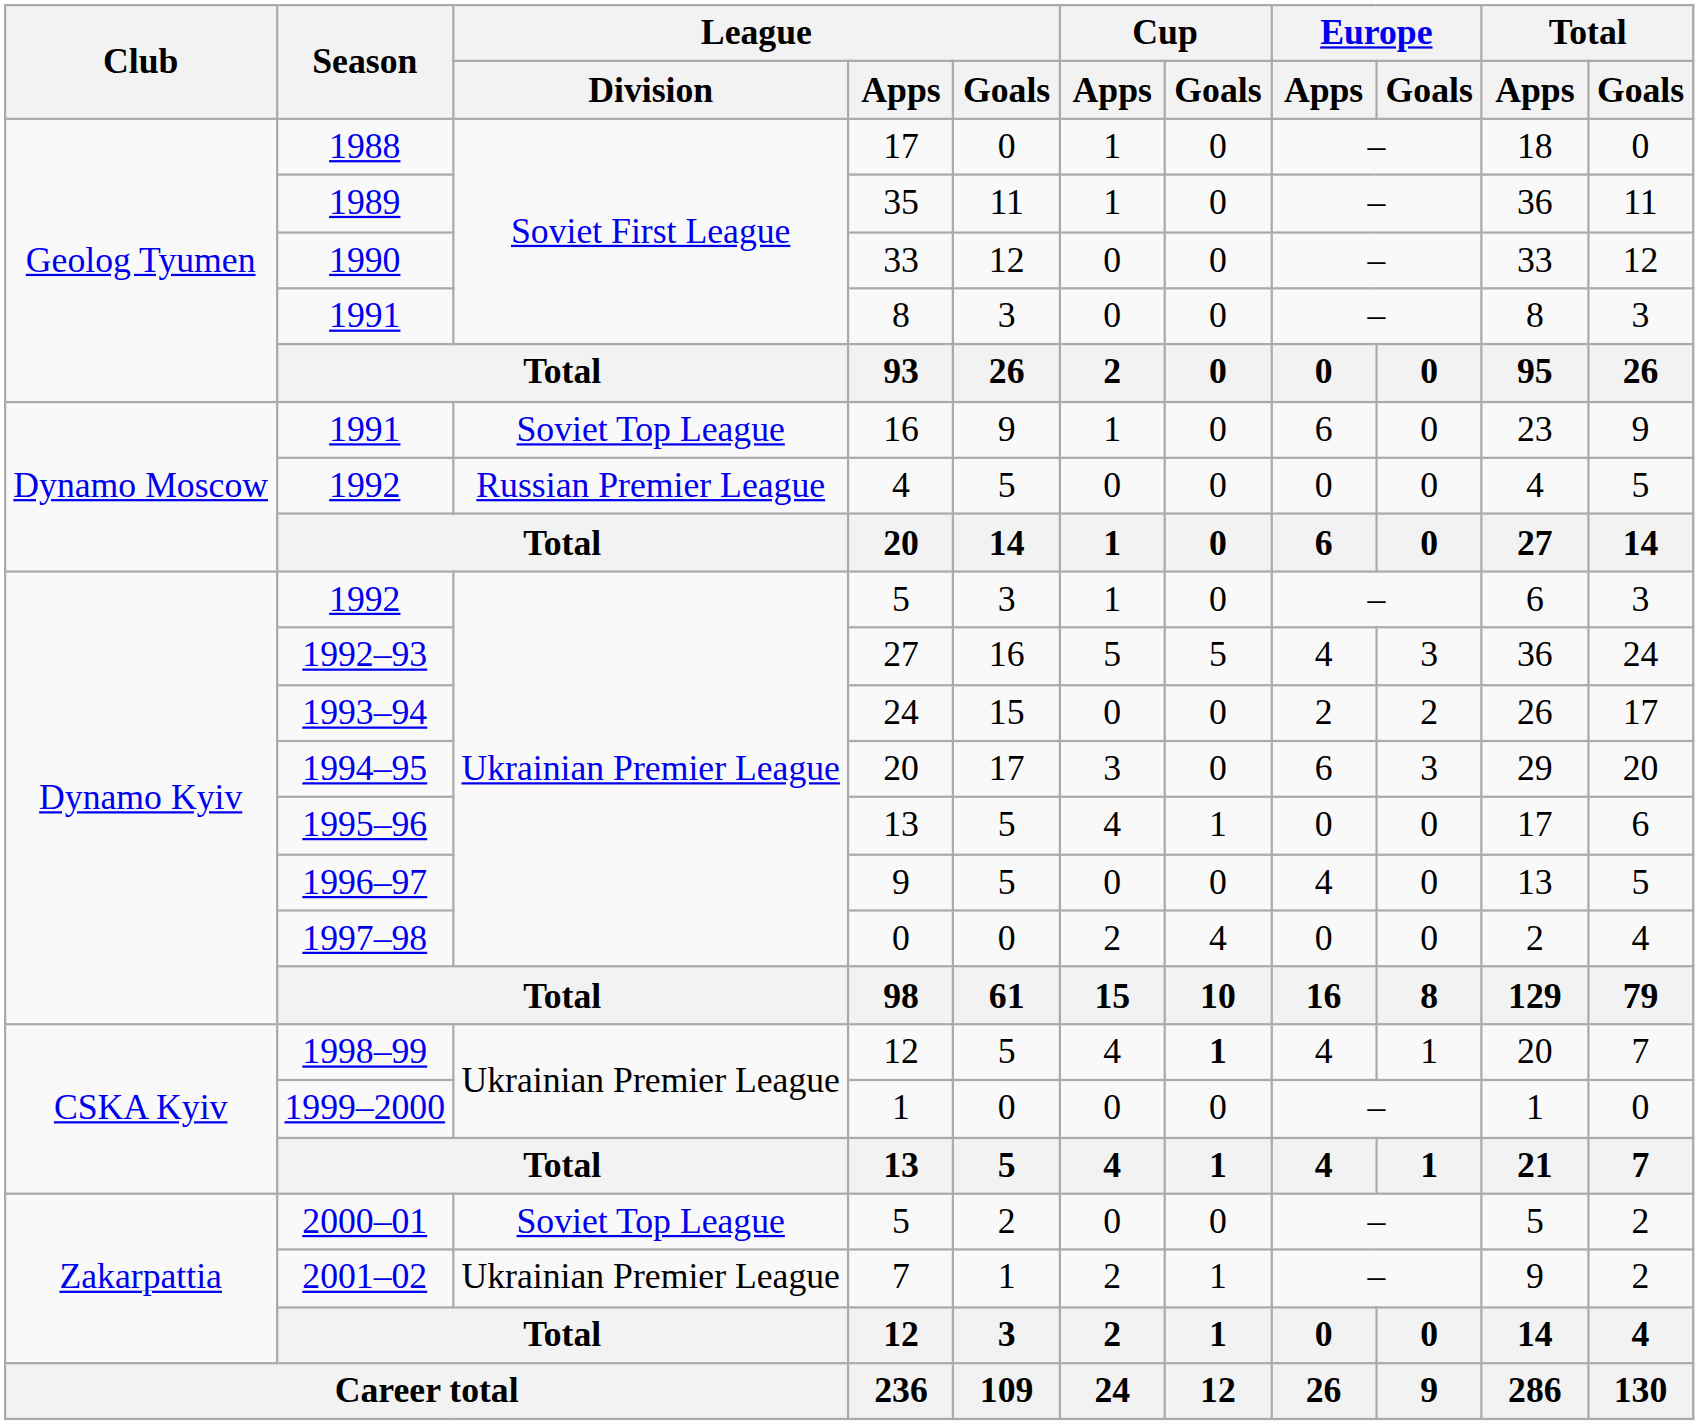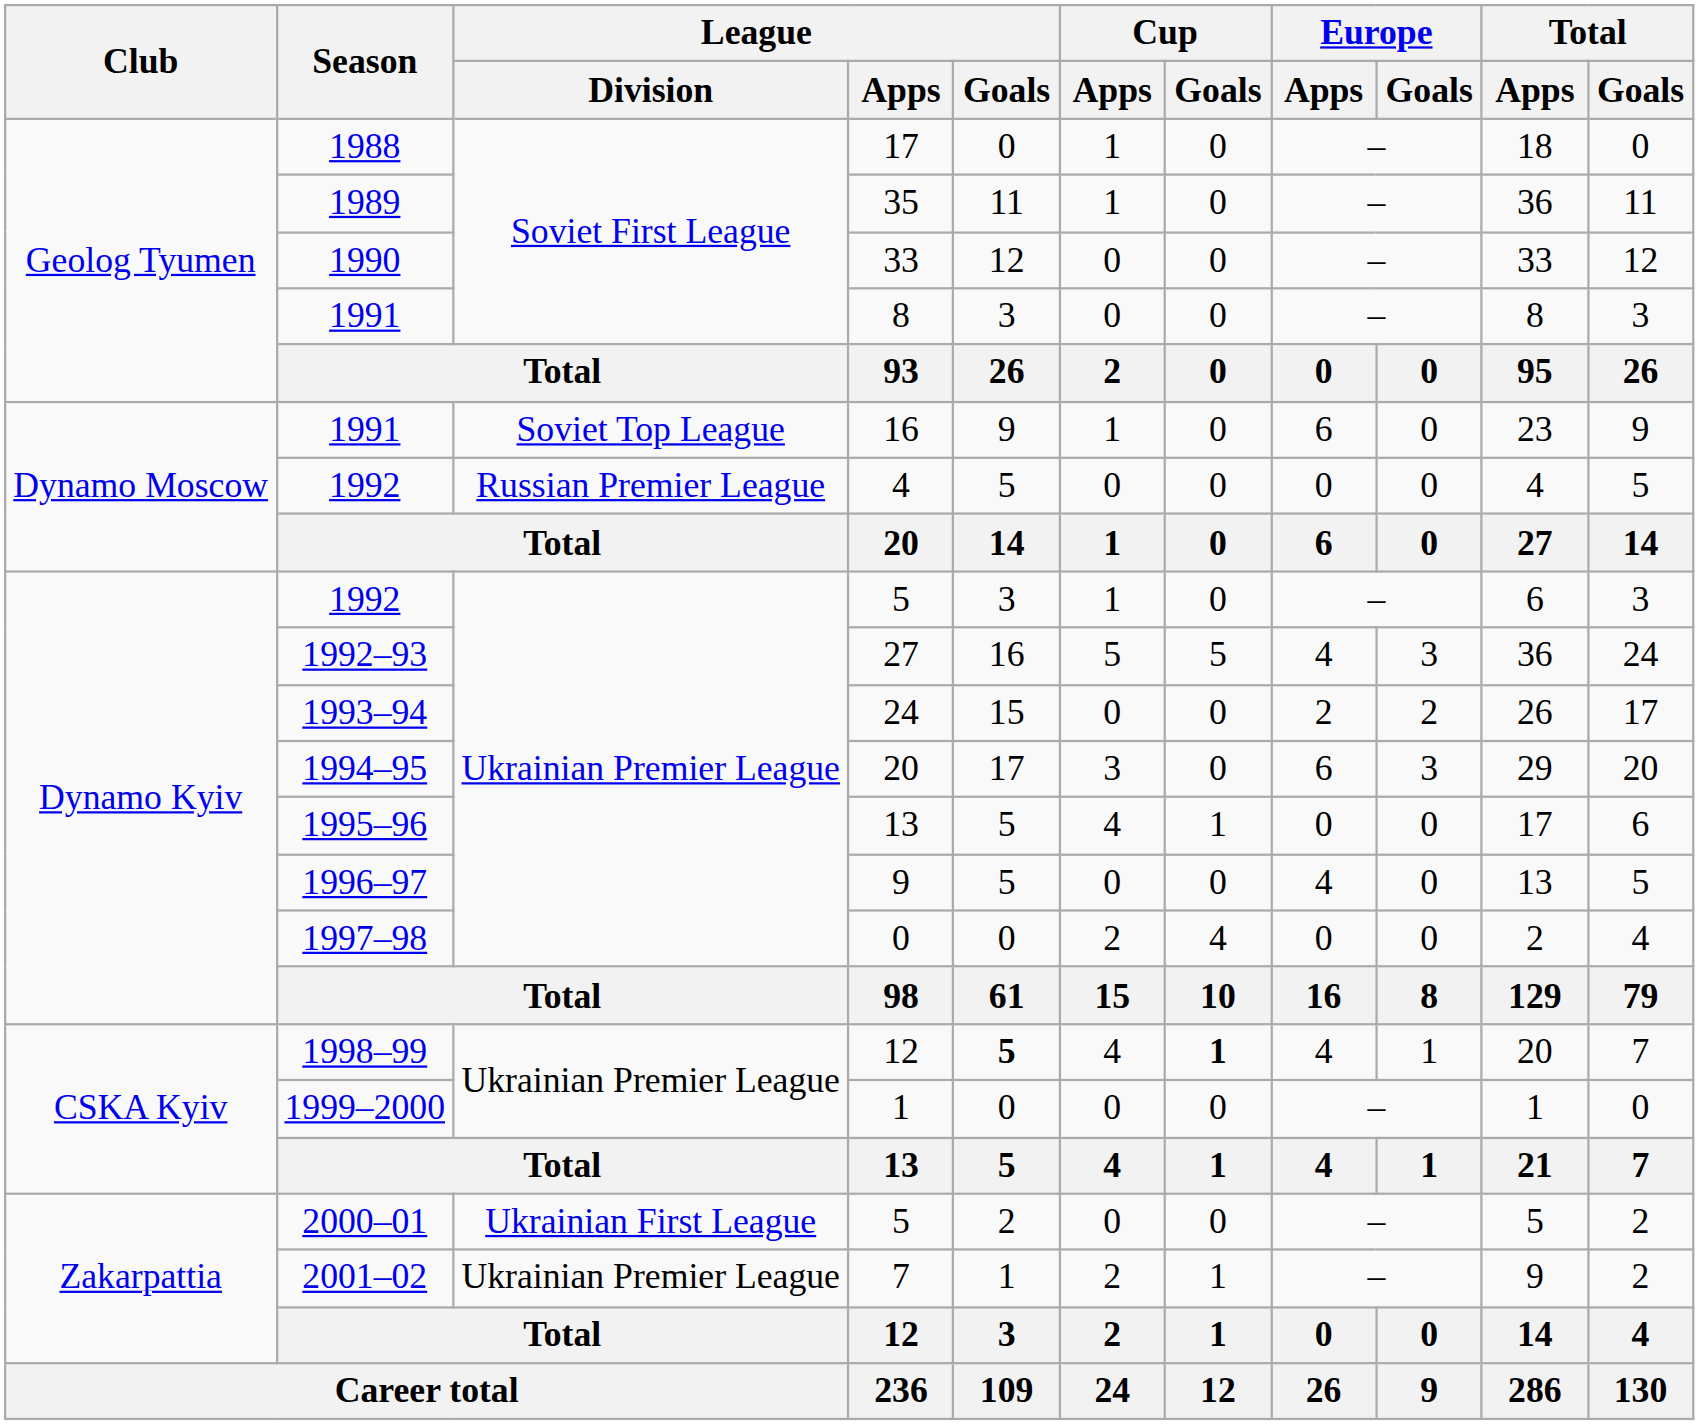(1007, 1051) normal -> (1007, 1051) bold
(651, 1221) Soviet Top League -> (651, 1221) Ukrainian First League
